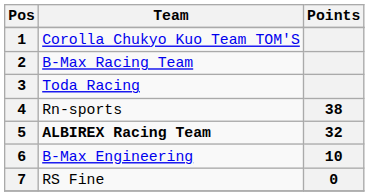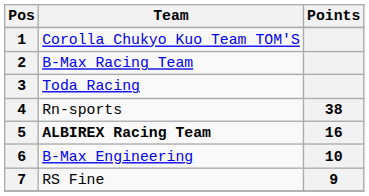(334, 133) 32 -> (334, 133) 16
(334, 180) 0 -> (334, 180) 9
